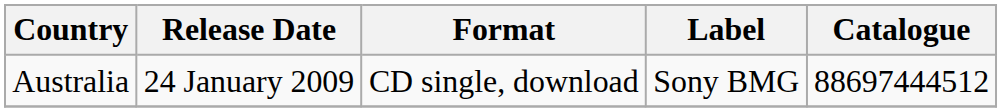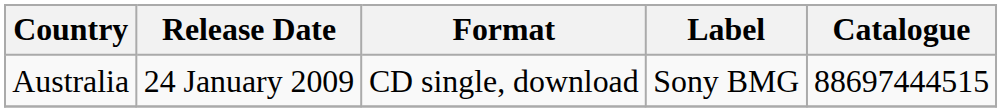(902, 80) 88697444512 -> (902, 80) 88697444515
